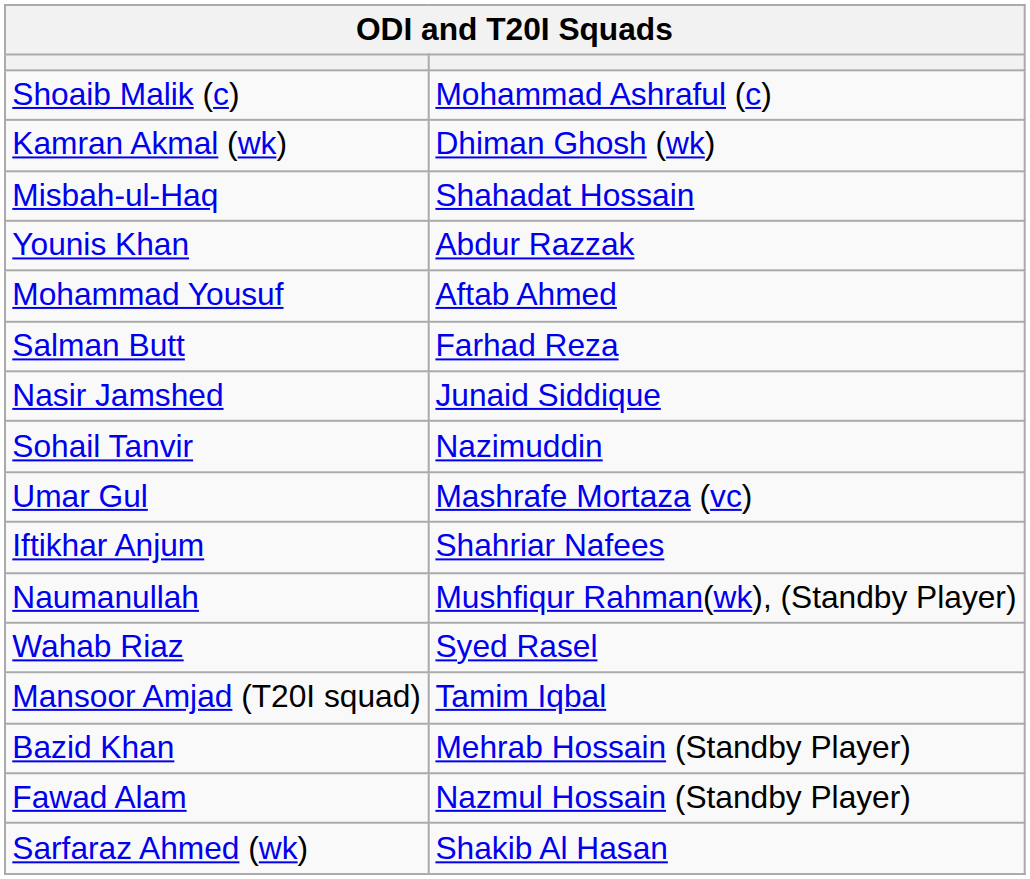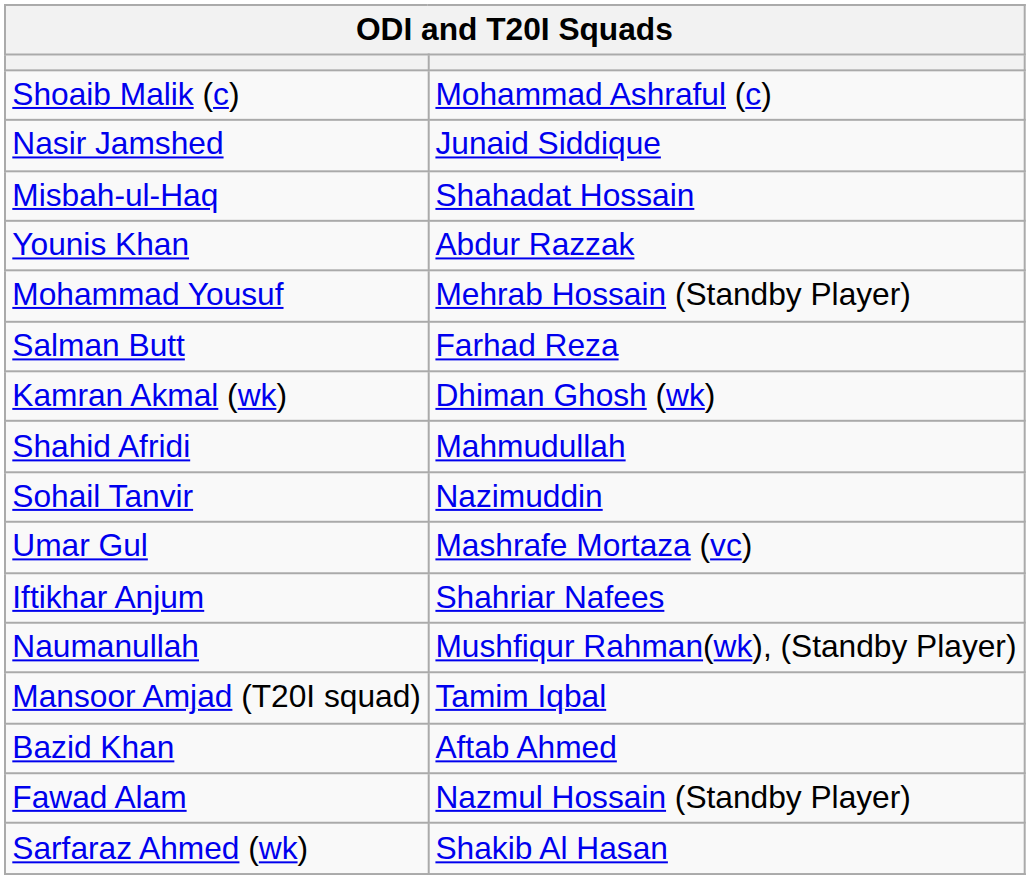rows swapped: (150, 144) <-> (118, 395)
(526, 295) Aftab Ahmed -> (673, 295) Mehrab Hossain (Standby Player)
+ row: (101, 446)
- row: (98, 647)
(673, 747) Mehrab Hossain (Standby Player) -> (526, 747) Aftab Ahmed
